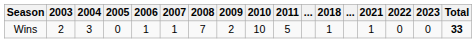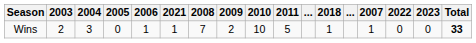columns swapped: (174, 12) <-> (371, 12)
